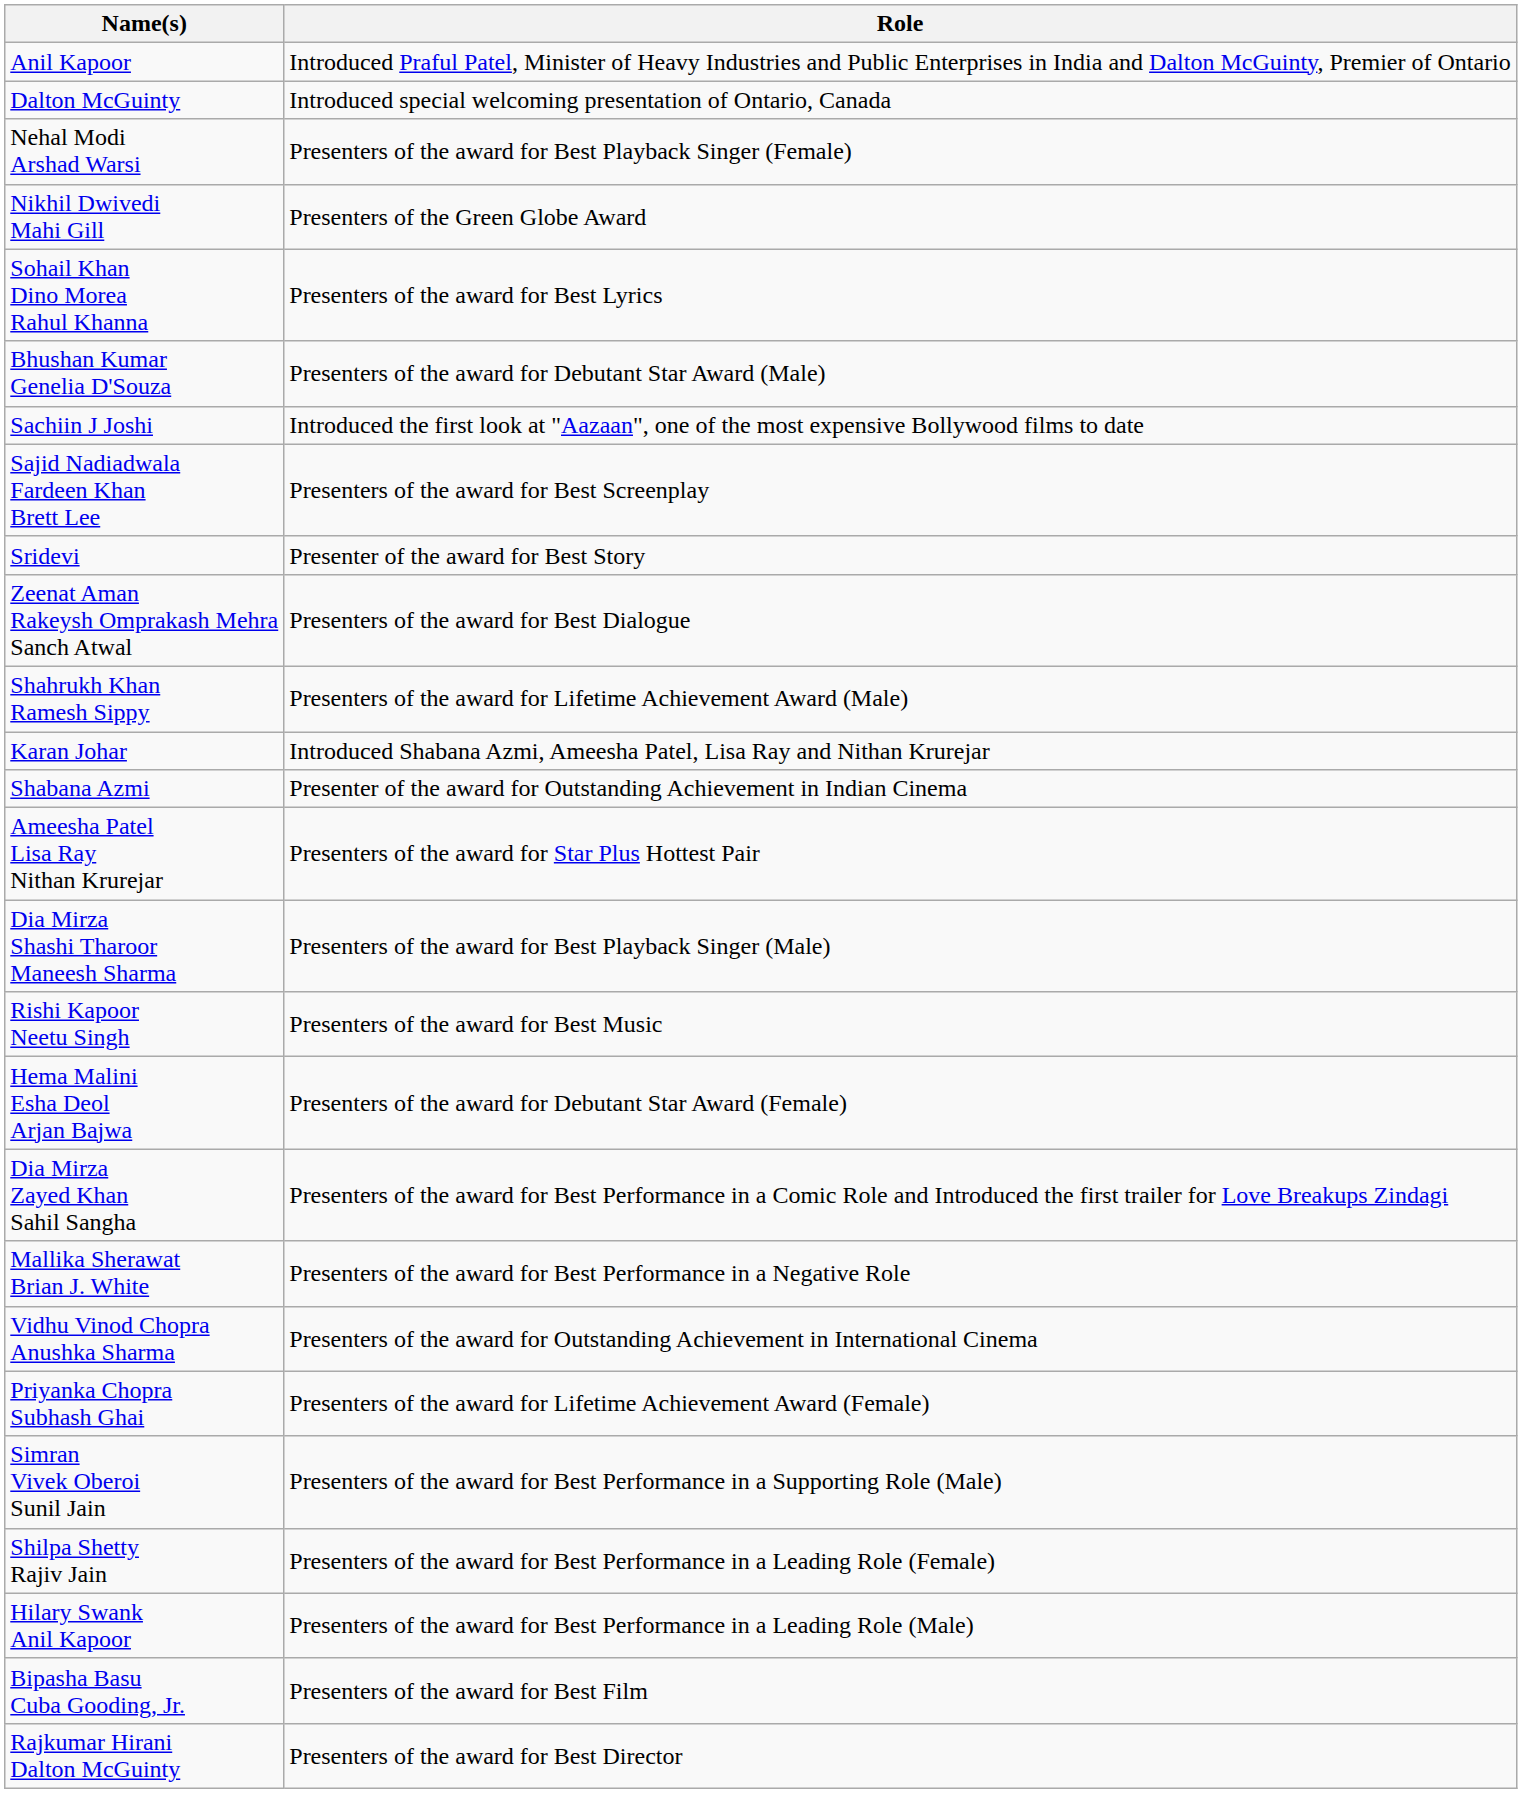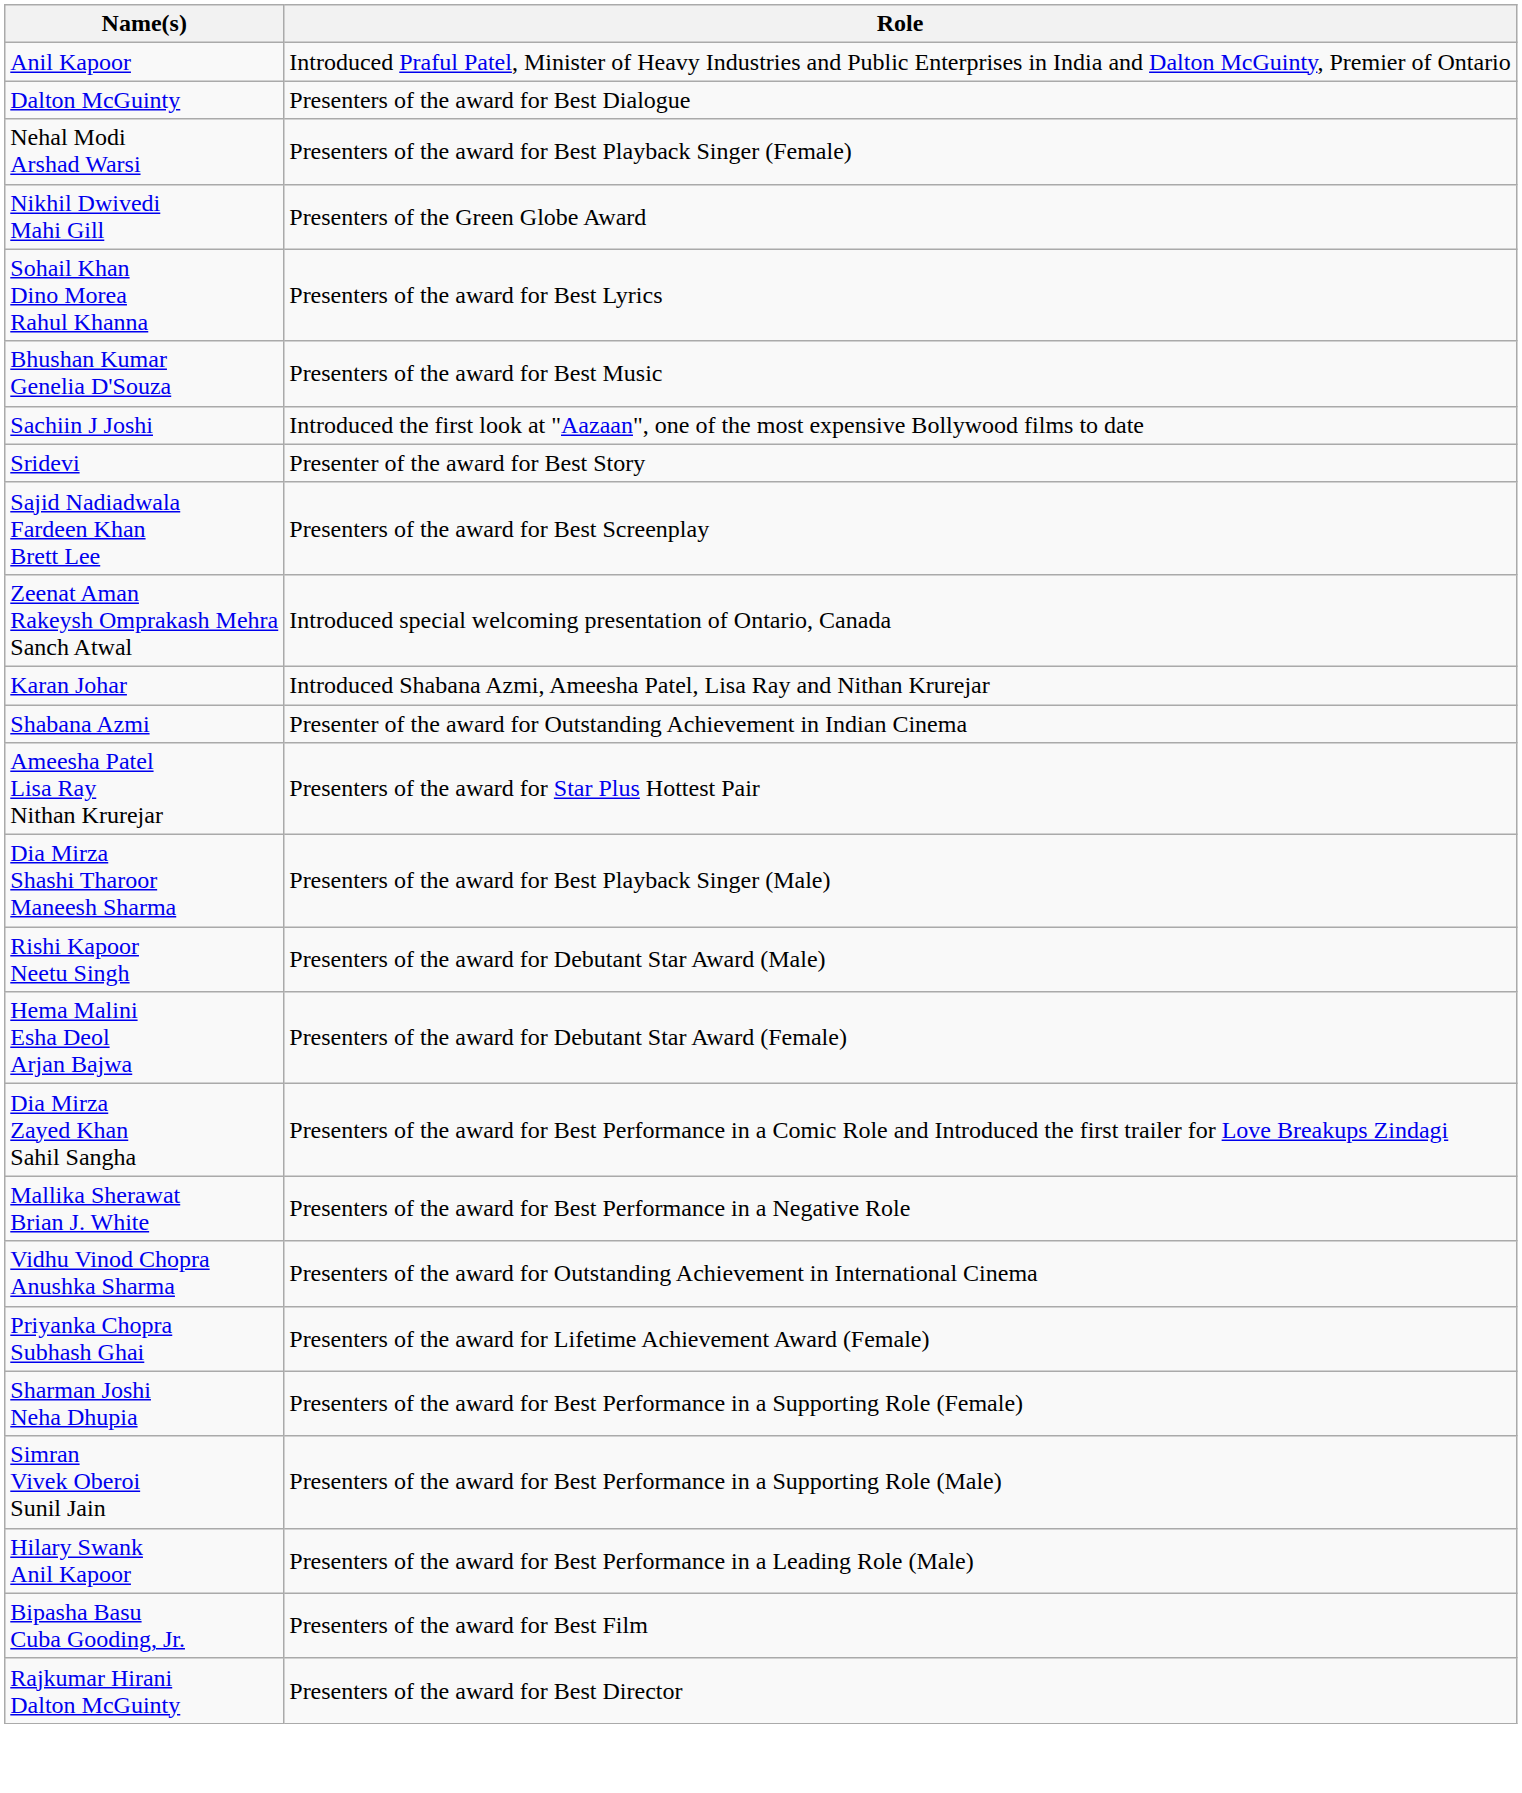(590, 99) Introduced special welcoming presentation of Ontario, Canada -> (490, 99) Presenters of the award for Best Dialogue
(557, 373) Presenters of the award for Debutant Star Award (Male) -> (476, 373) Presenters of the award for Best Music
rows swapped: (45, 555) <-> (95, 490)
(490, 620) Presenters of the award for Best Dialogue -> (590, 620) Introduced special welcoming presentation of Ontario, Canada
- row: (85, 698)
(476, 1024) Presenters of the award for Best Music -> (557, 958) Presenters of the award for Debutant Star Award (Male)
+ row: (81, 1403)
- row: (75, 1560)
